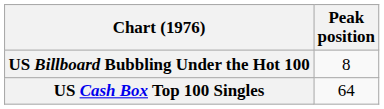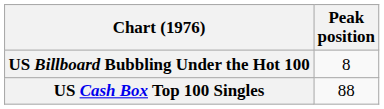(346, 90) 64 -> (346, 90) 88
